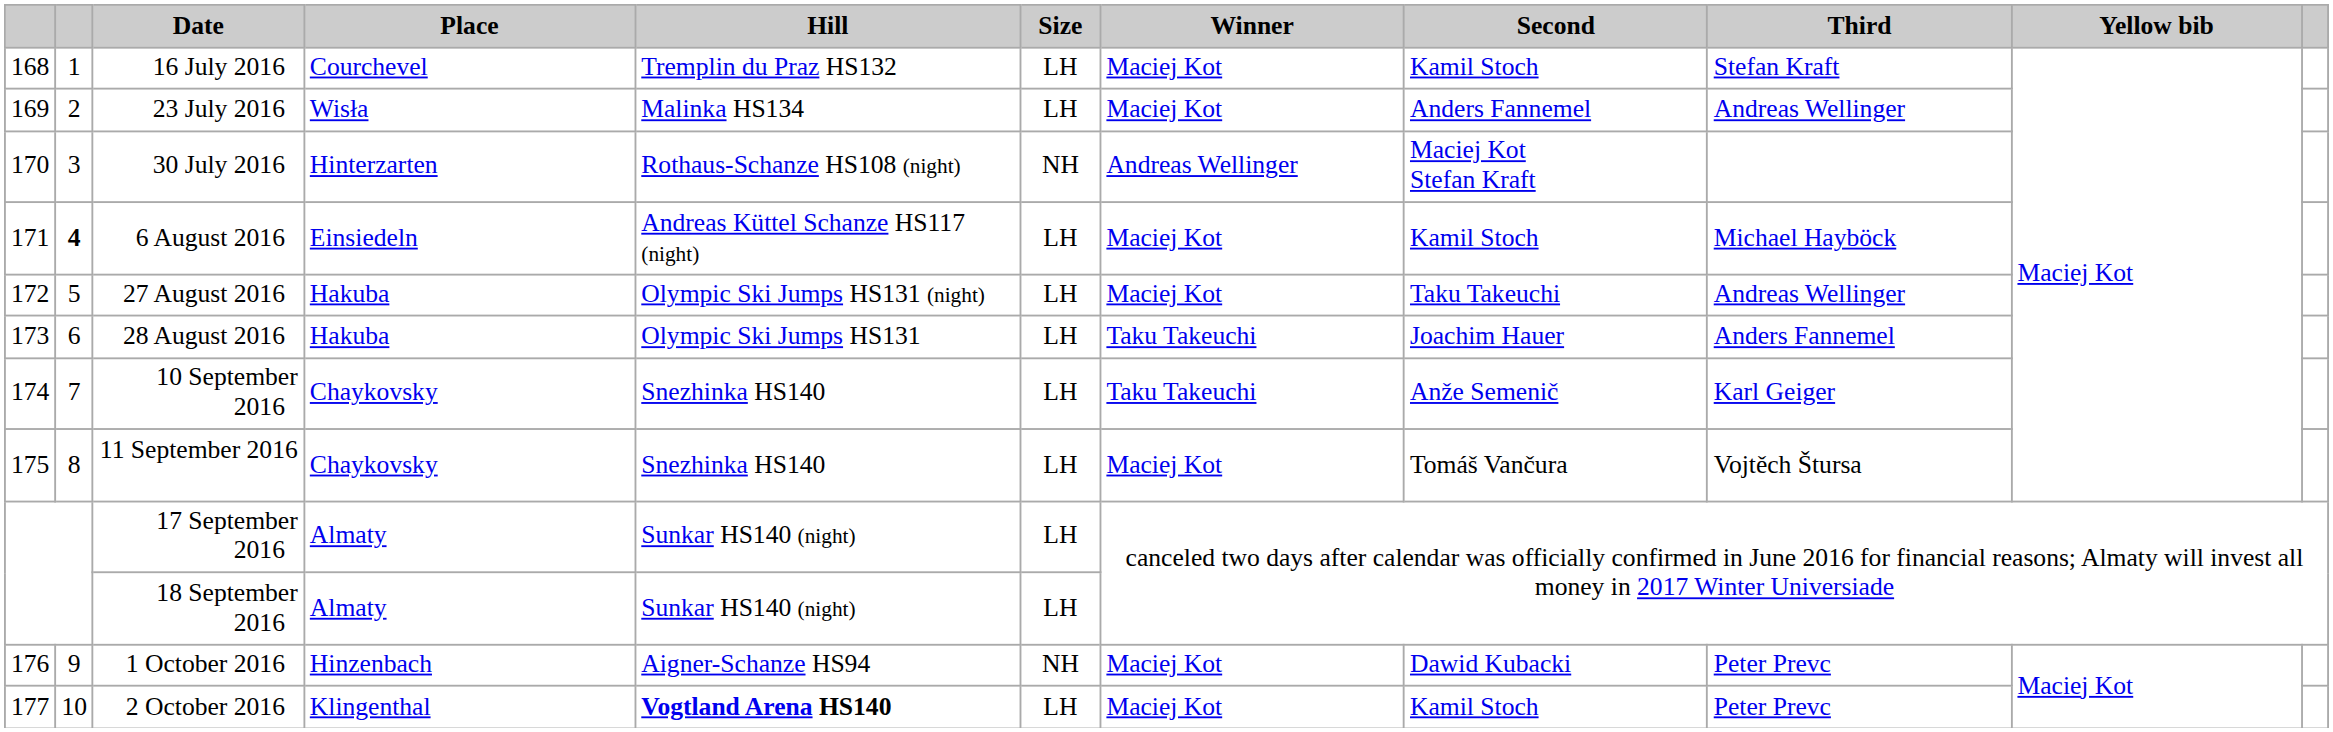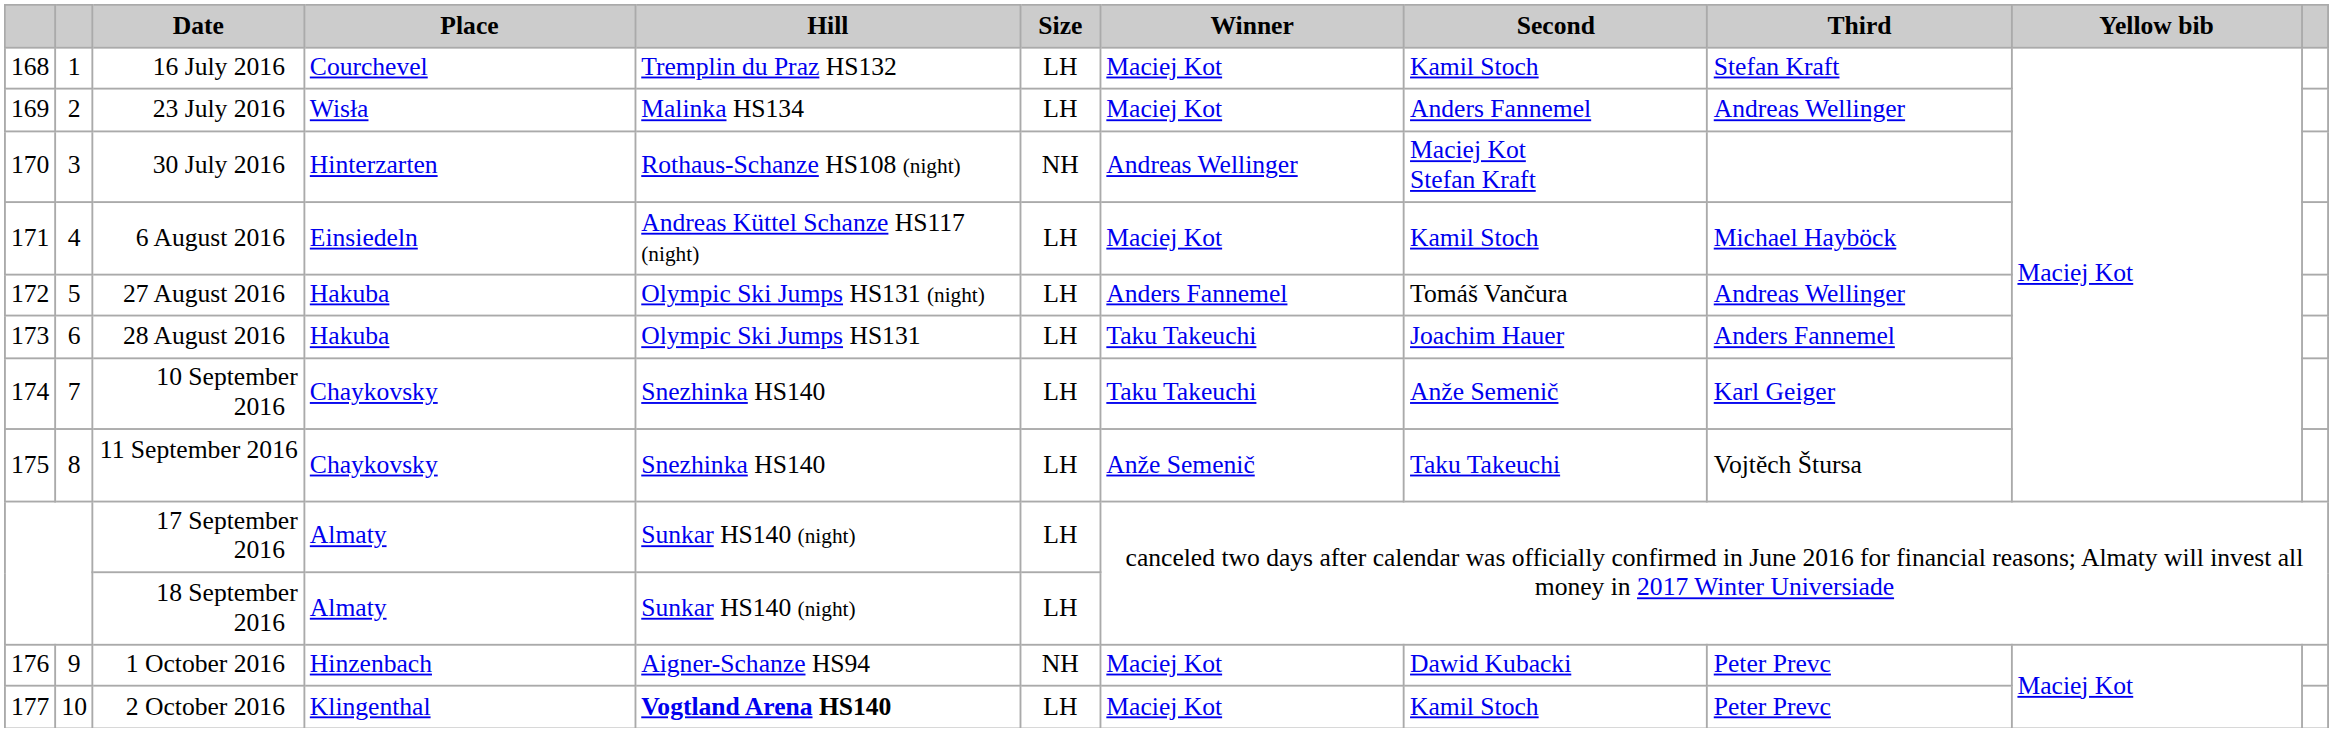(74, 237) bold -> (74, 237) normal
(1164, 293) Maciej Kot -> (1197, 293) Anders Fannemel
(1485, 293) Taku Takeuchi -> (1489, 293) Tomáš Vančura
(1164, 464) Maciej Kot -> (1181, 464) Anže Semenič
(1489, 464) Tomáš Vančura -> (1485, 464) Taku Takeuchi
